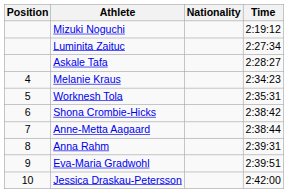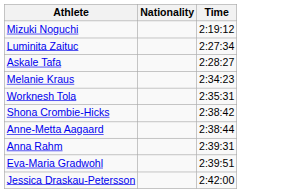- column: (28, 12)
